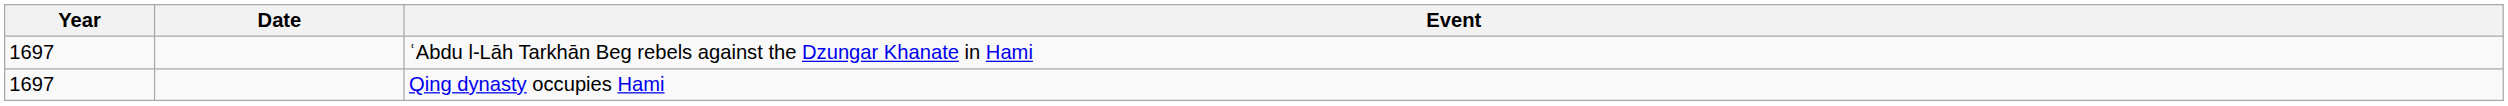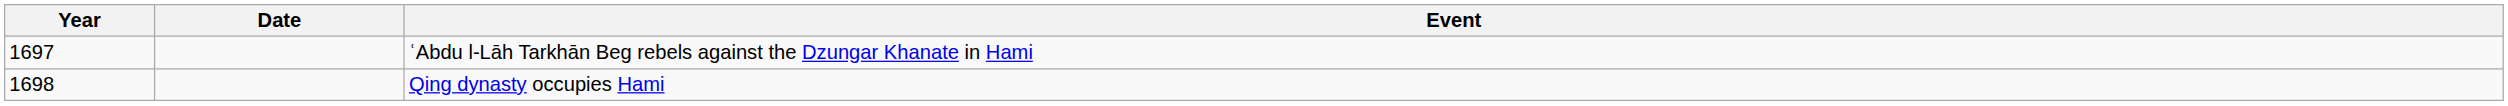(32, 84) 1697 -> (32, 84) 1698
